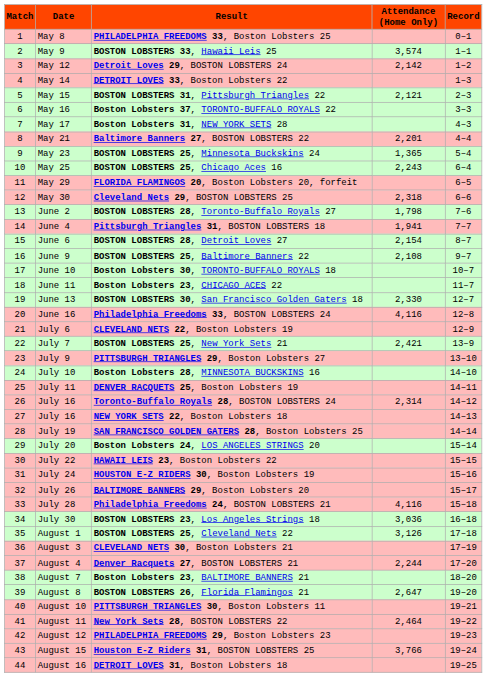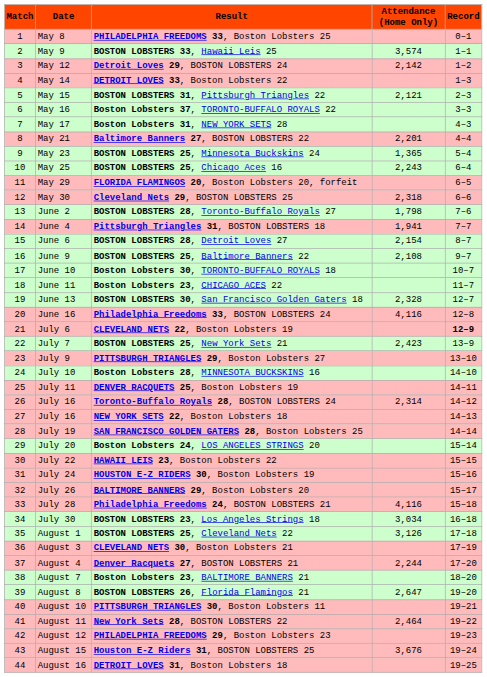(408, 300) 2,330 -> (408, 300) 2,328
(463, 329) normal -> (463, 329) bold
(408, 344) 2,421 -> (408, 344) 2,423
(408, 519) 3,036 -> (408, 519) 3,034
(408, 651) 3,766 -> (408, 651) 3,676
